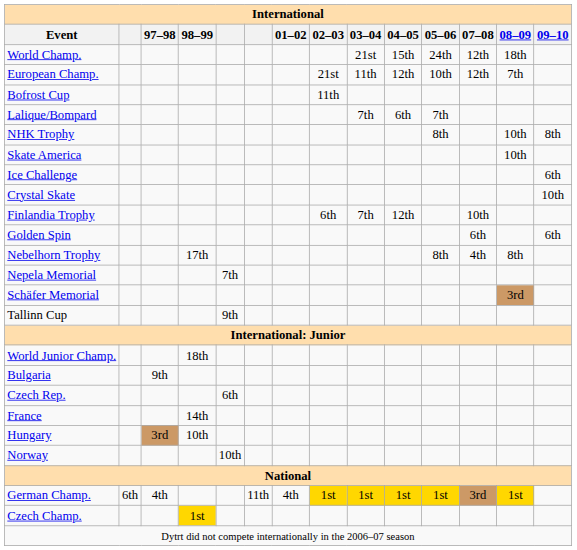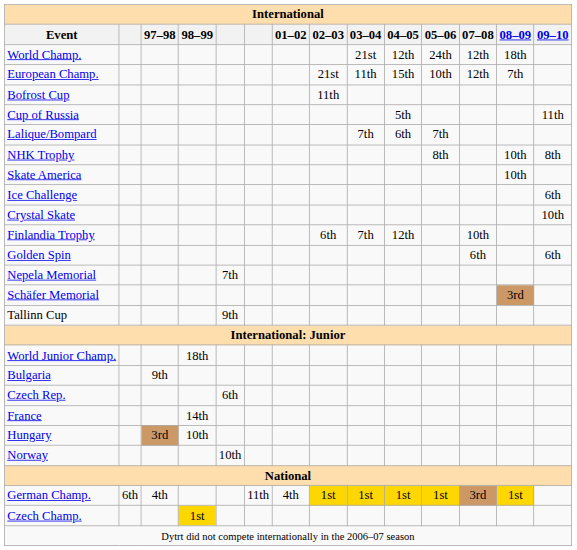(403, 54) 15th -> (403, 54) 12th
(403, 74) 12th -> (403, 74) 15th
+ row: (43, 114)
- row: (54, 255)
